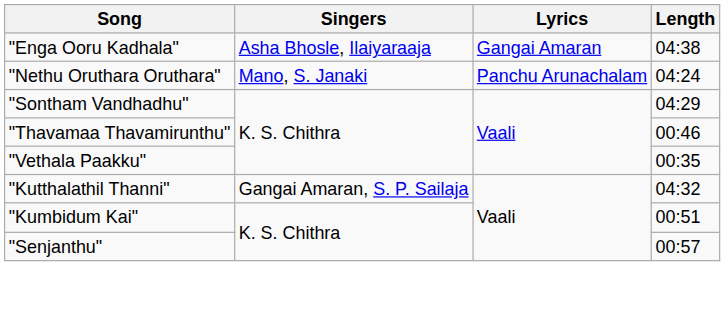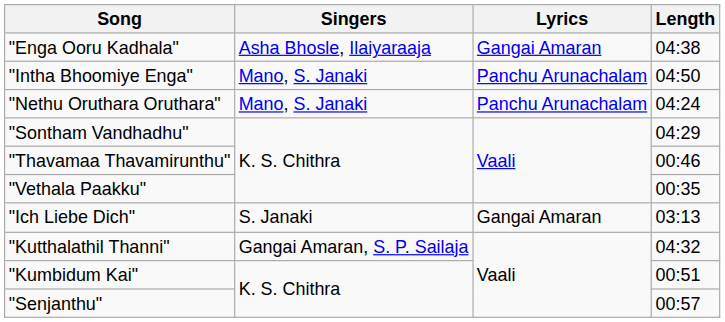+ row: (101, 76)
+ row: (72, 218)
